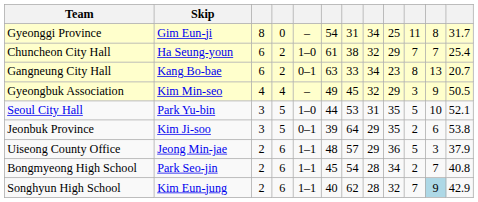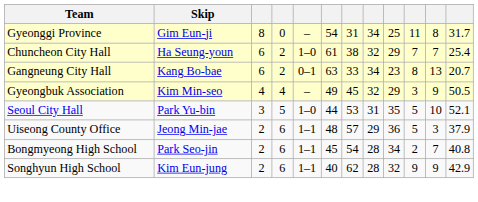- row: (51, 129)
(415, 187) 7 -> (415, 168) 9
(436, 187) lightblue background -> (436, 168) no background
